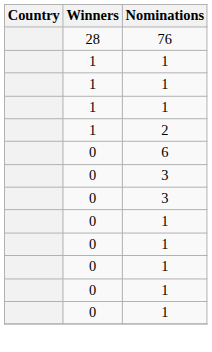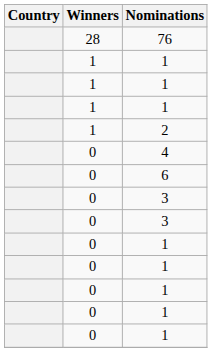+ row: (93, 152)
